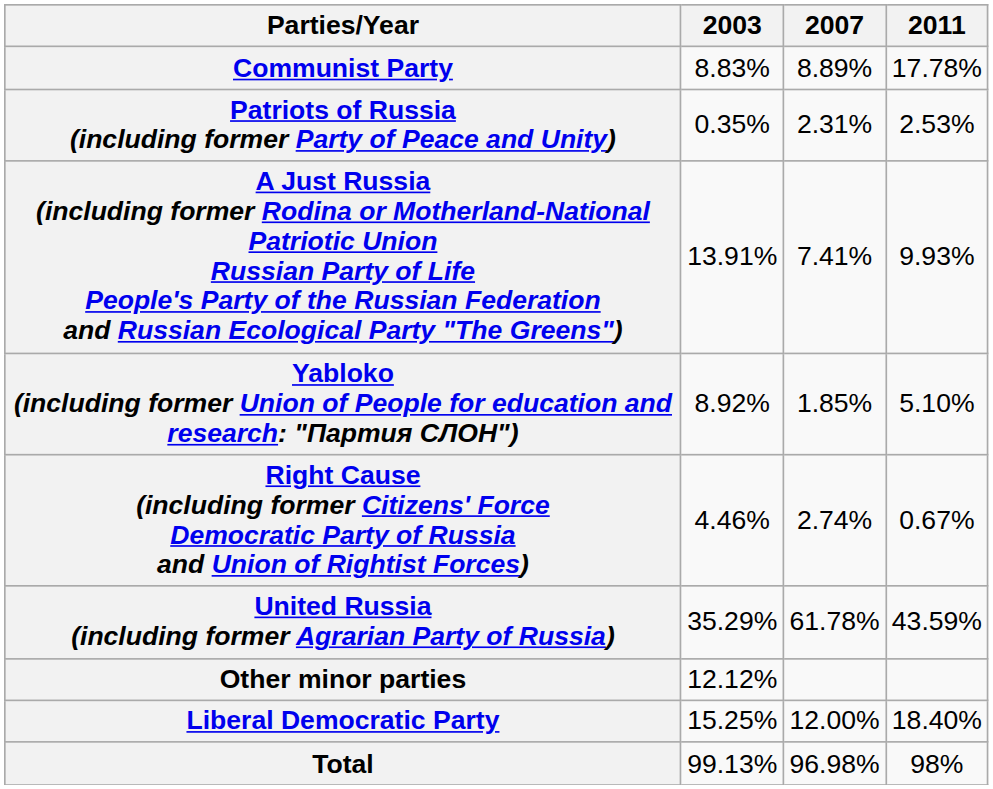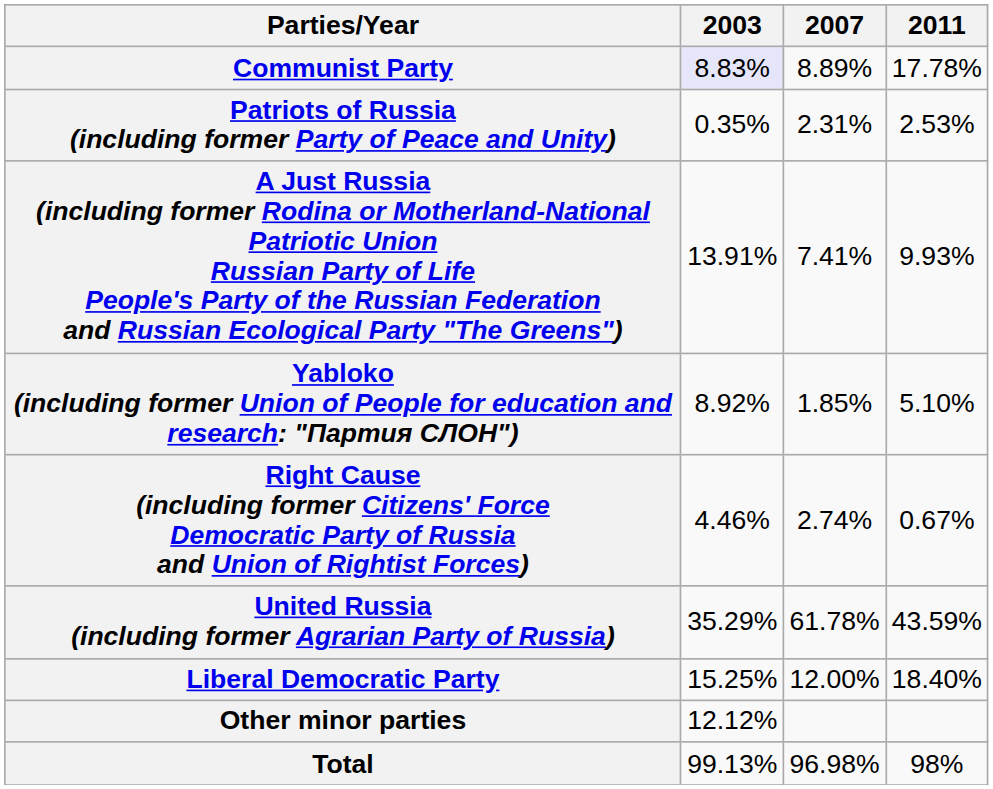(732, 67) no background -> (732, 67) lavender background
rows swapped: (343, 721) <-> (343, 678)
